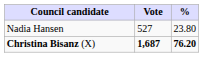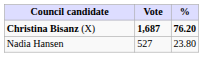rows swapped: (51, 44) <-> (35, 28)
